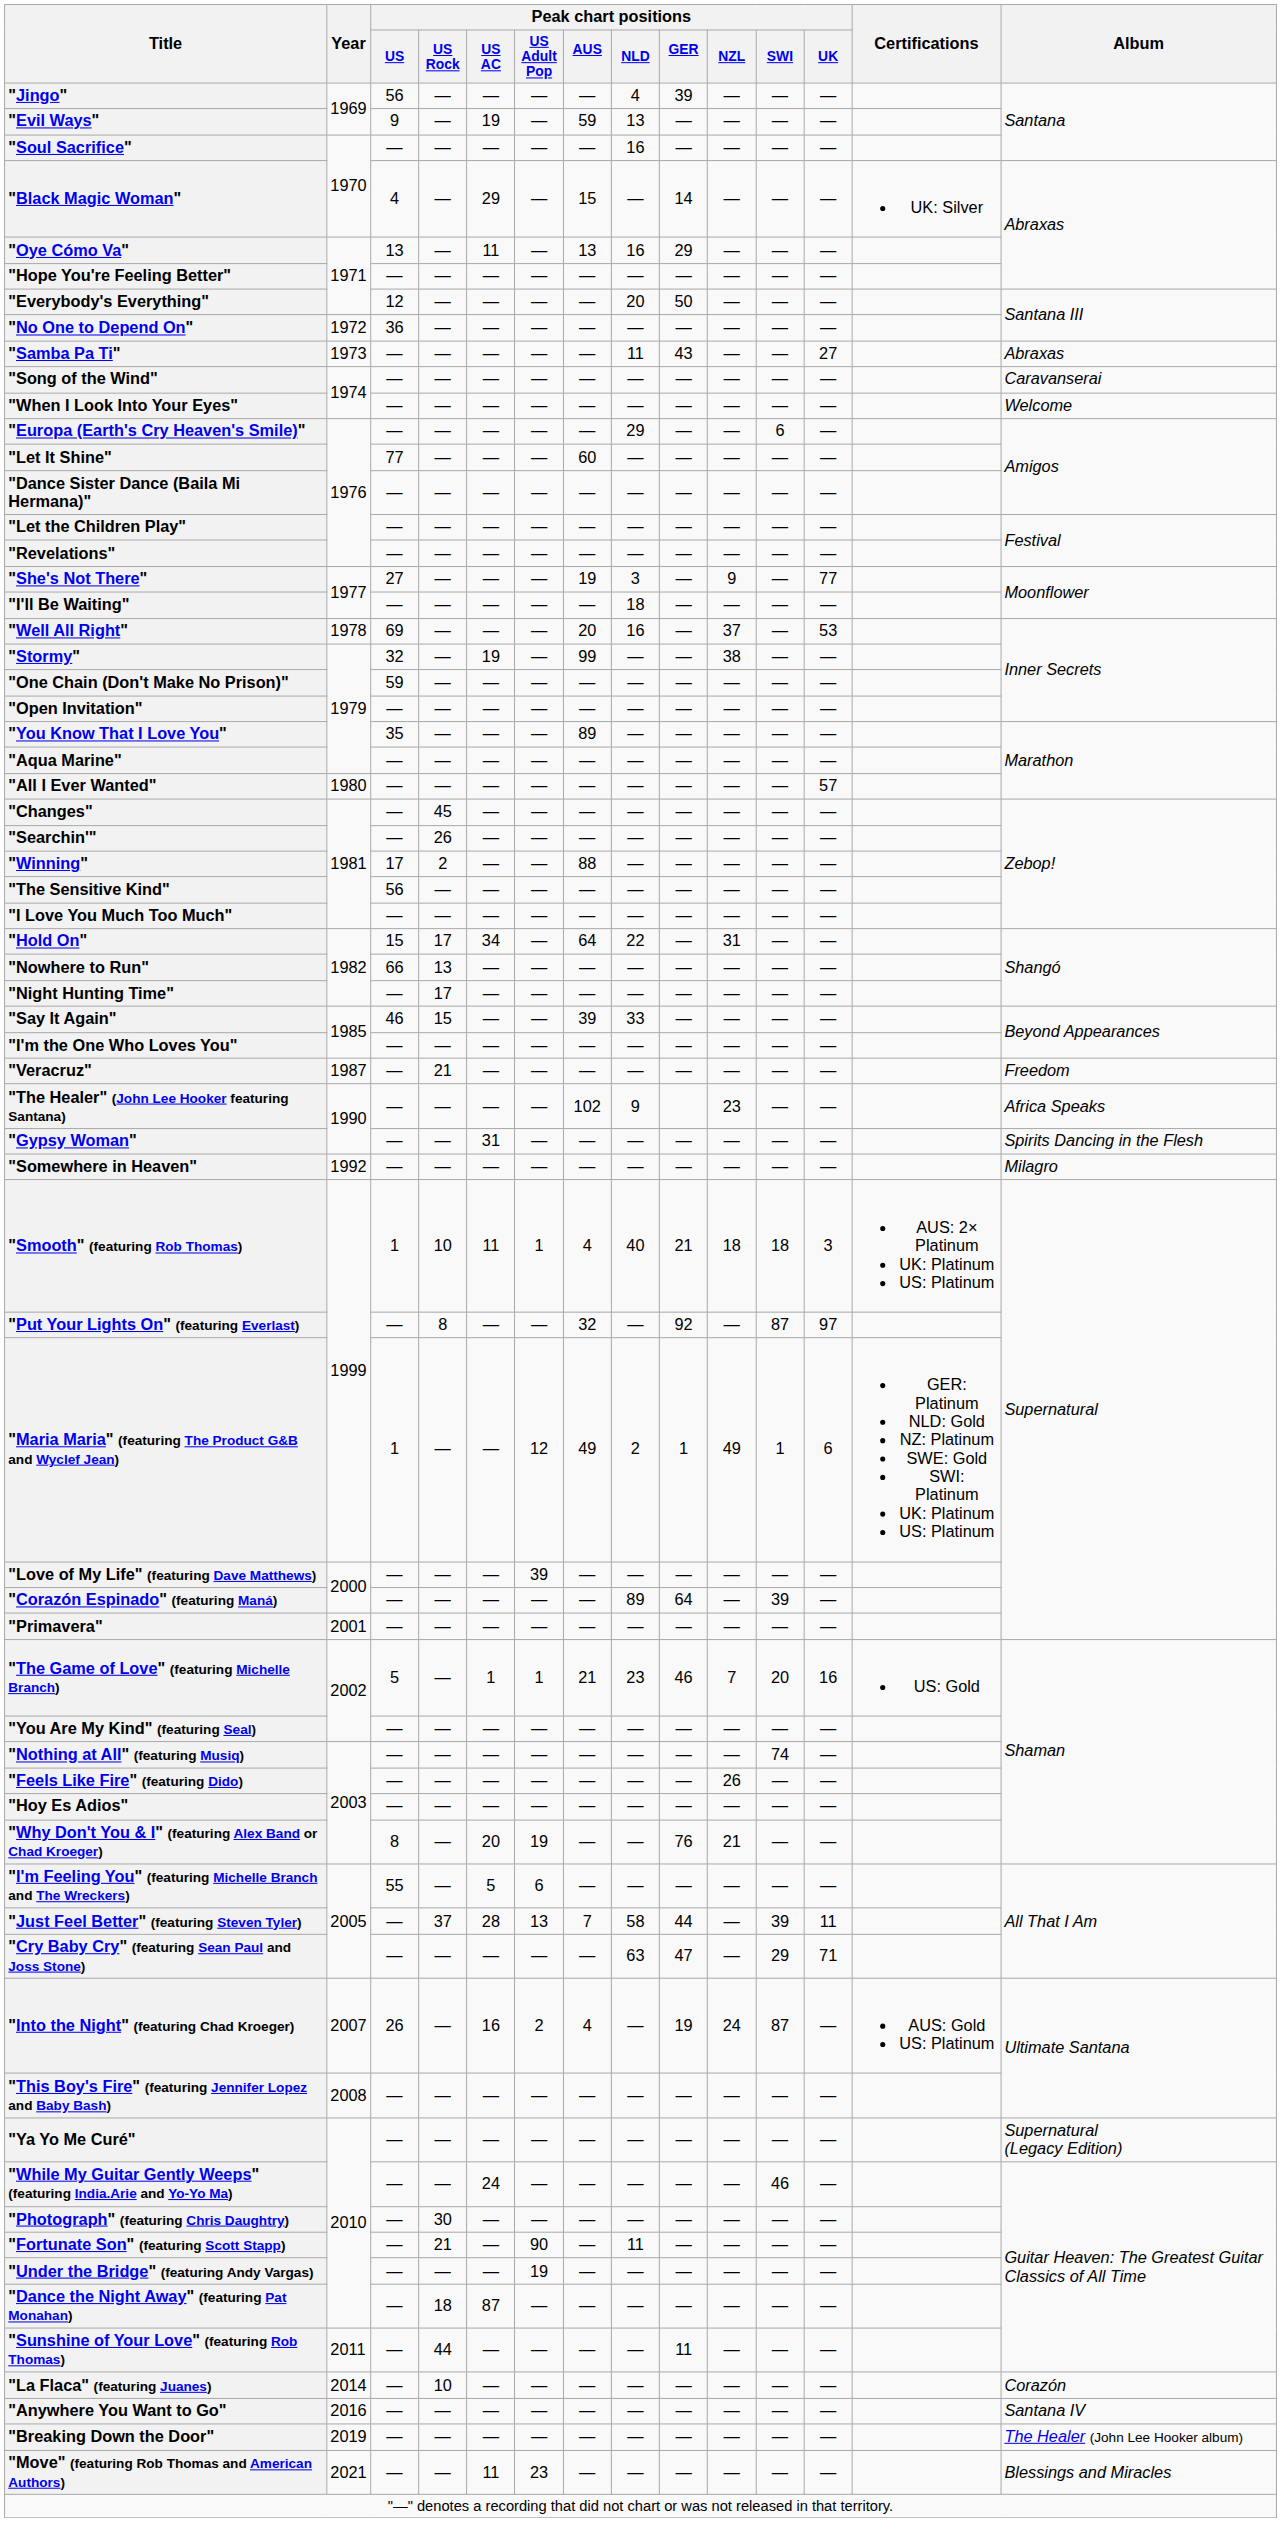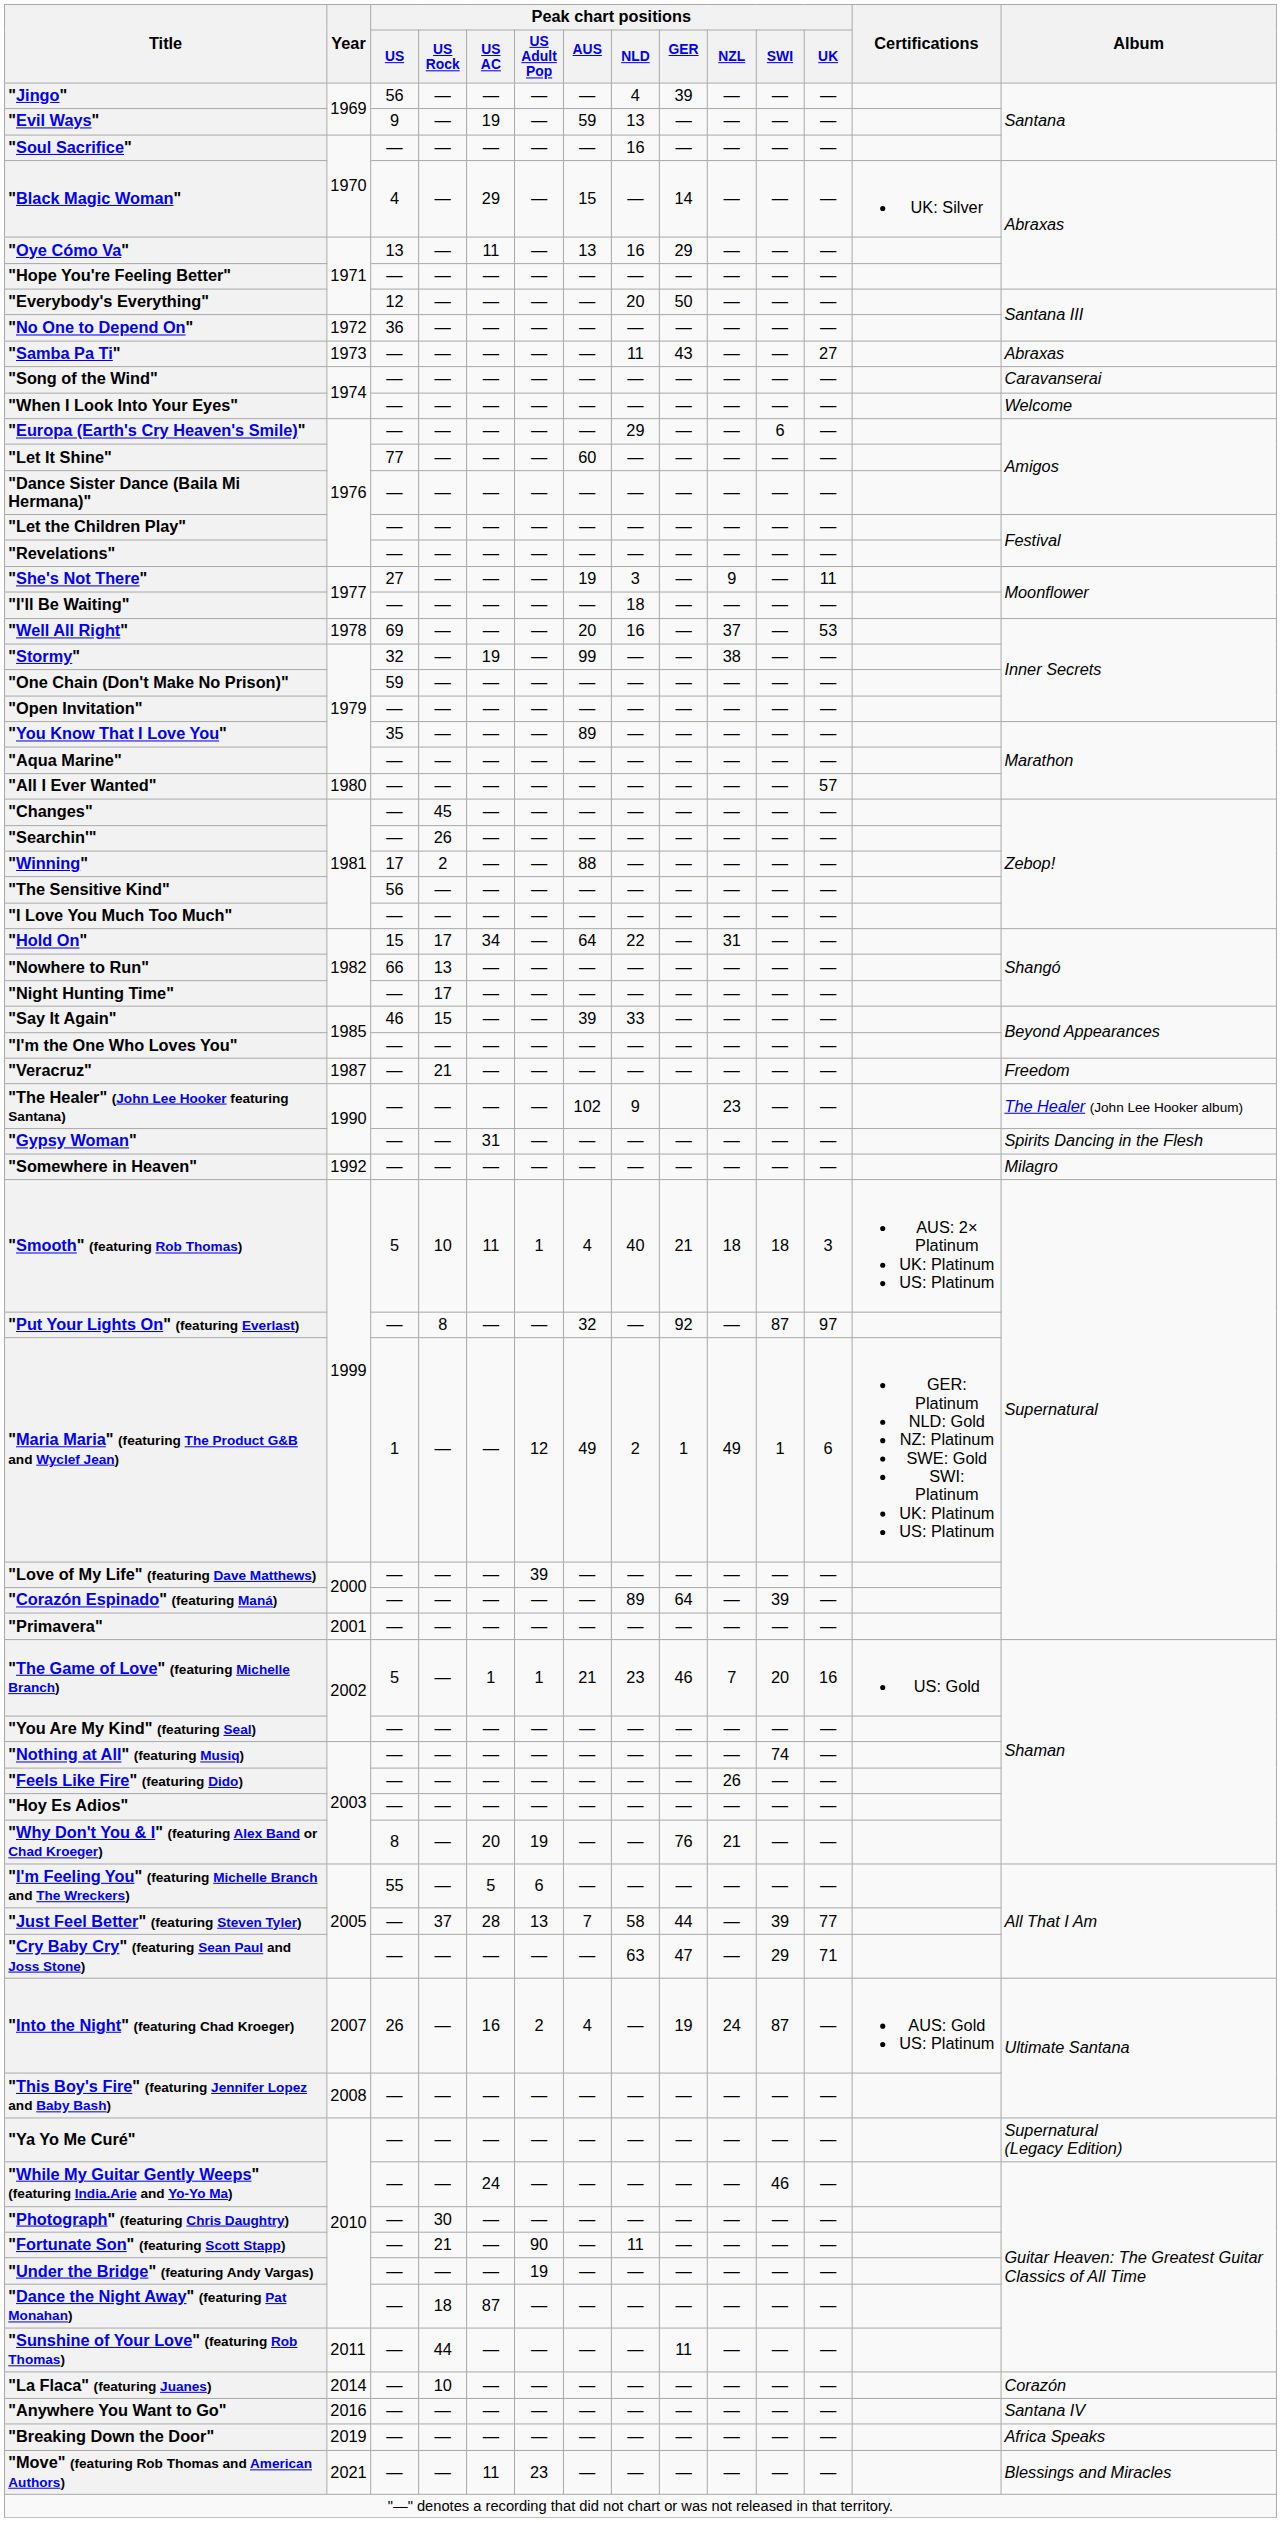(828, 579) 77 -> (828, 579) 11
(1055, 1106) Africa Speaks -> (1124, 1106) The Healer (John Lee Hooker album)
(395, 1245) 1 -> (395, 1245) 5
(828, 1921) 11 -> (828, 1921) 77
(1124, 2437) The Healer (John Lee Hooker album) -> (1055, 2437) Africa Speaks
